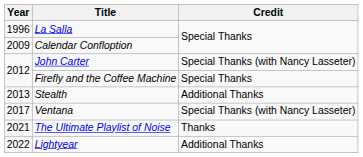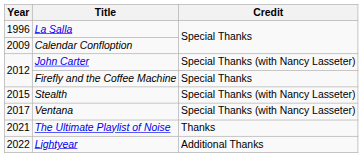(18, 95) 2013 -> (18, 95) 2015
(222, 95) Additional Thanks -> (268, 95) Special Thanks (with Nancy Lasseter)
